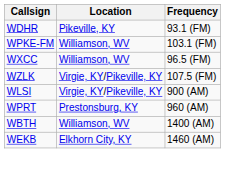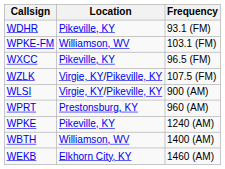(94, 60) Williamson, WV -> (87, 60) Pikeville, KY
+ row: (21, 124)
